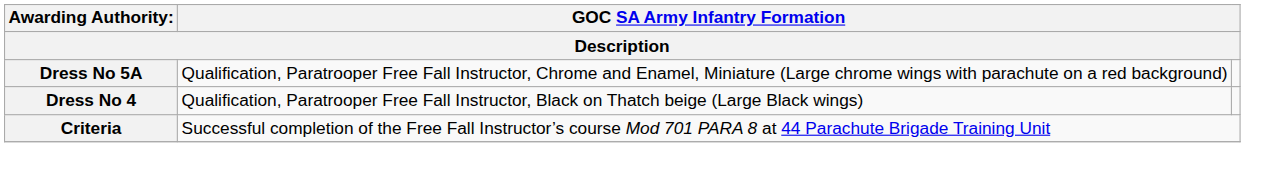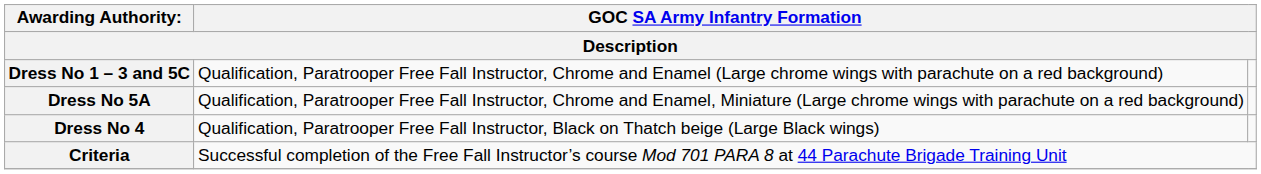+ row: (99, 73)
